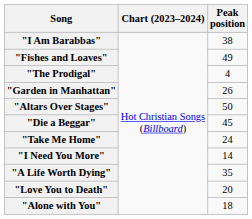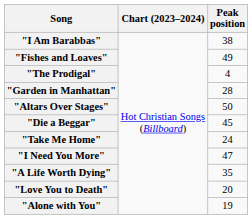(228, 90) 26 -> (228, 90) 28
(228, 156) 14 -> (228, 156) 47
(228, 205) 18 -> (228, 205) 19
